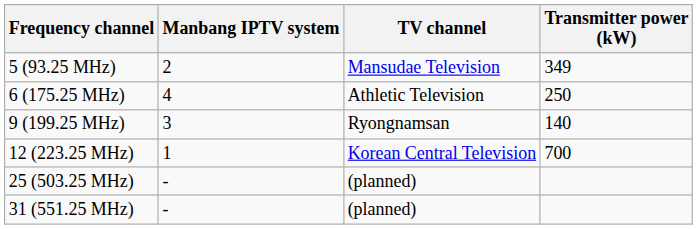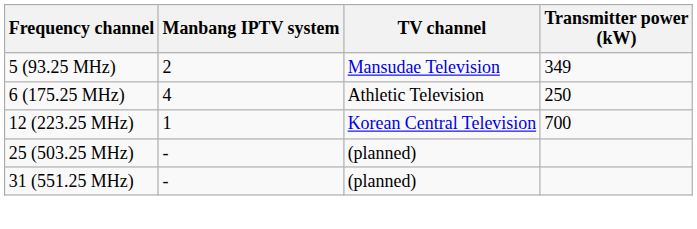- row: (67, 124)
